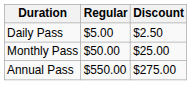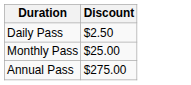- column: (106, 13)
